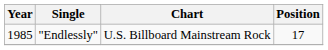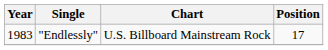(20, 34) 1985 -> (20, 34) 1983
